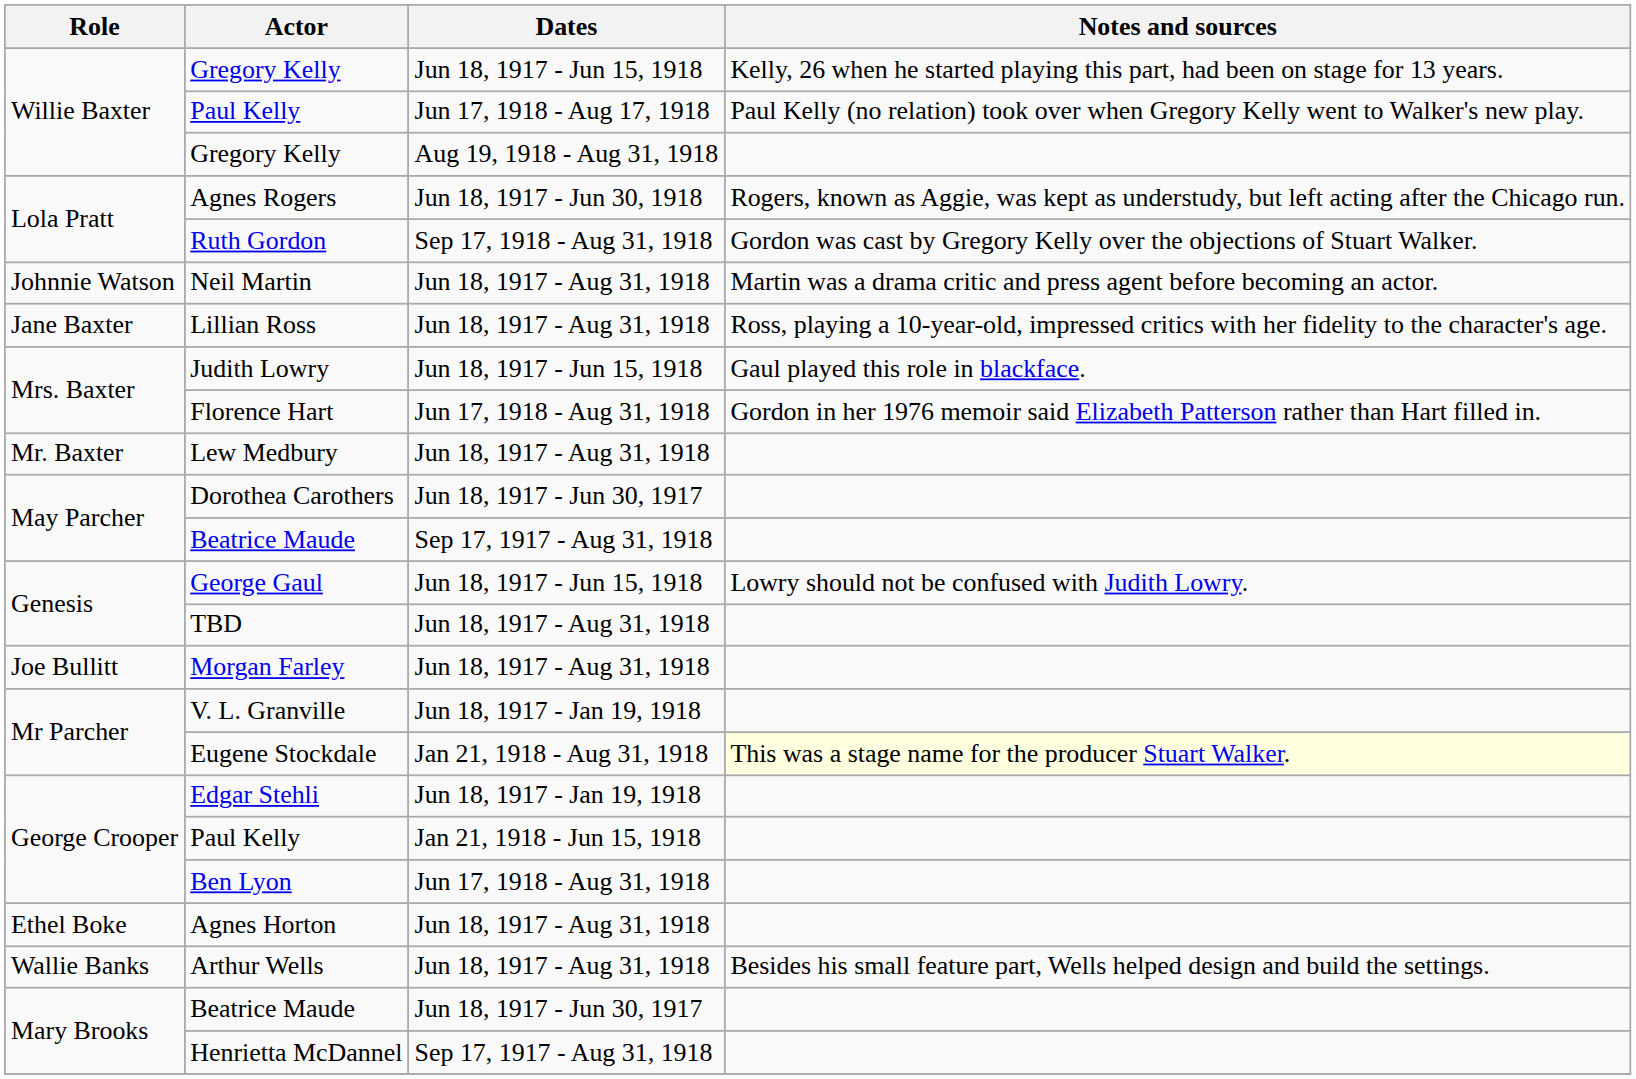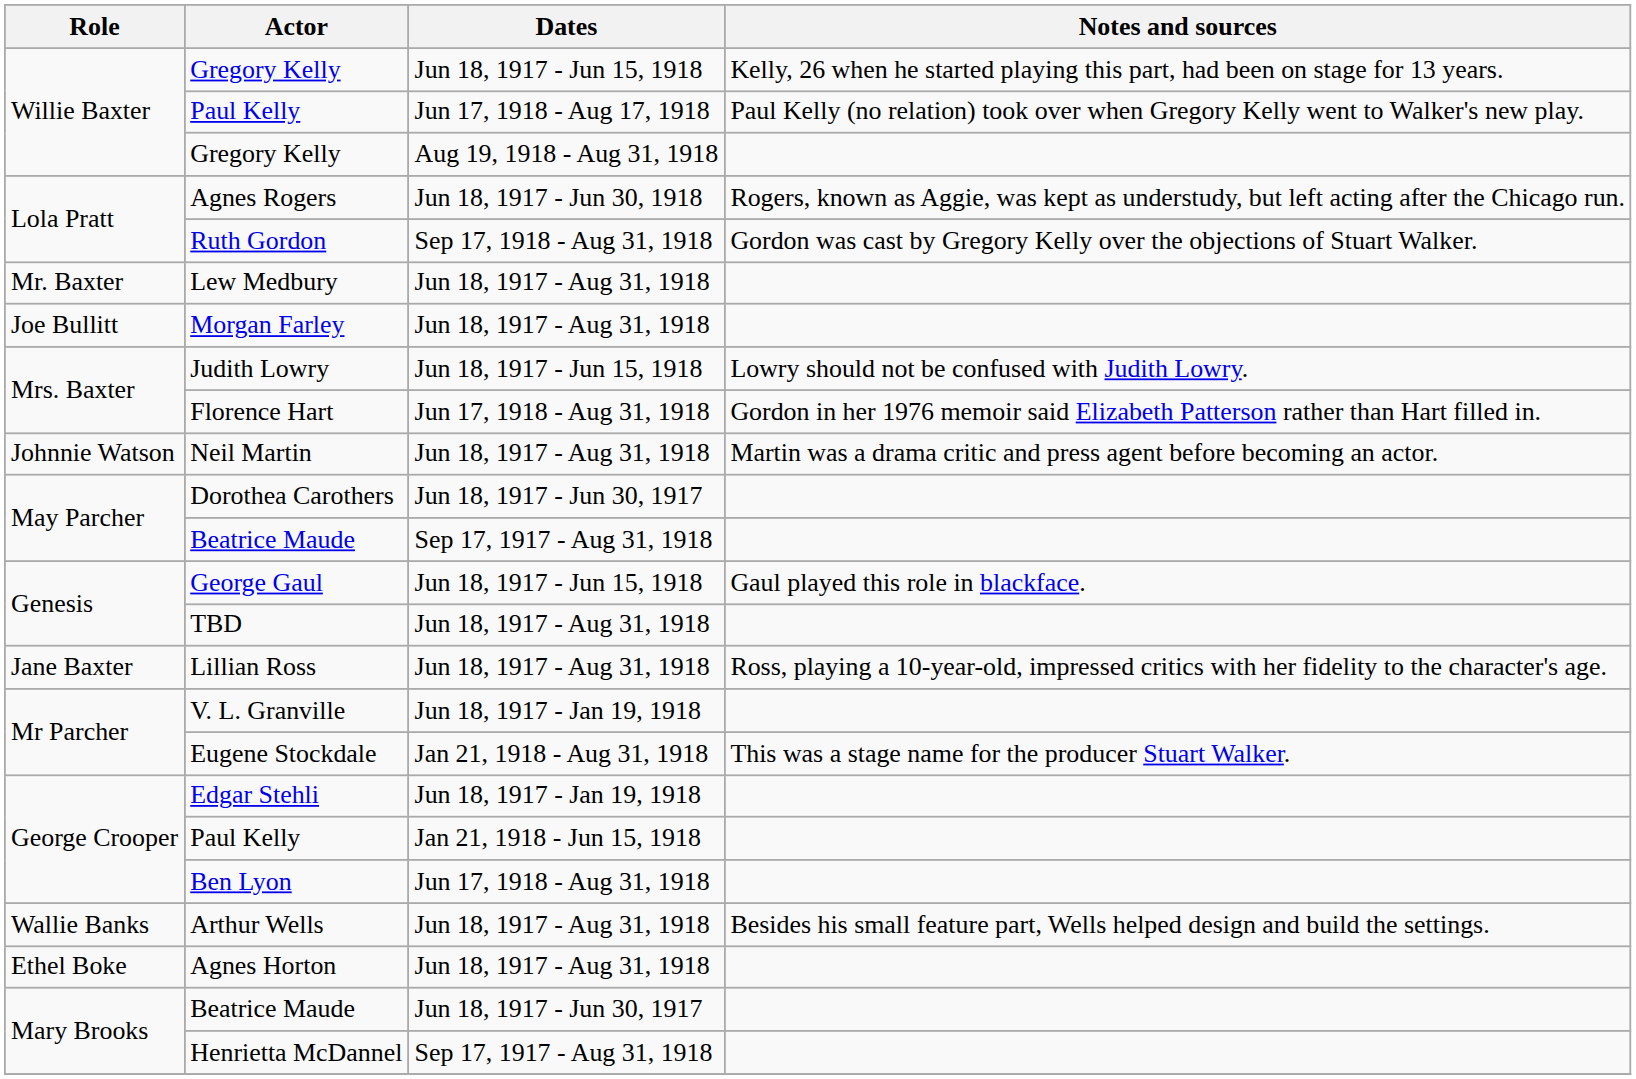rows swapped: (264, 453) <-> (251, 282)
rows swapped: (253, 325) <-> (267, 667)
(908, 368) Gaul played this role in blackface. -> (989, 368) Lowry should not be confused with Judith Lowry.
(989, 582) Lowry should not be confused with Judith Lowry. -> (908, 582) Gaul played this role in blackface.
(1010, 753) lightyellow background -> (1010, 753) no background
rows swapped: (263, 924) <-> (257, 966)
